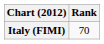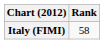(84, 30) 70 -> (84, 30) 58
